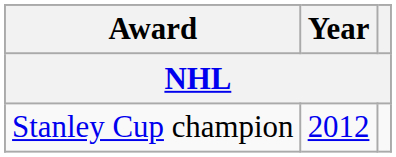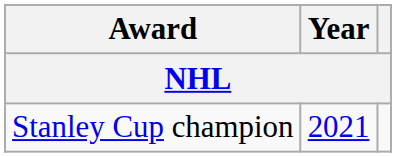(339, 126) 2012 -> (339, 126) 2021
